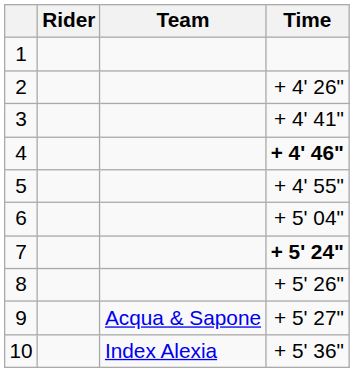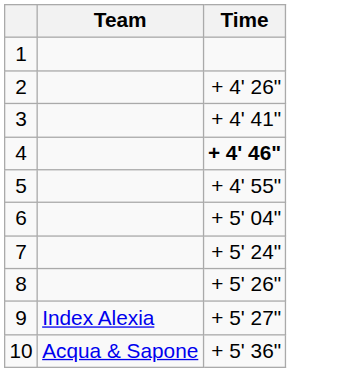- column: (69, 20)
(307, 251) bold -> (246, 251) normal
(183, 317) Acqua & Sapone -> (98, 317) Index Alexia
(161, 350) Index Alexia -> (120, 350) Acqua & Sapone
